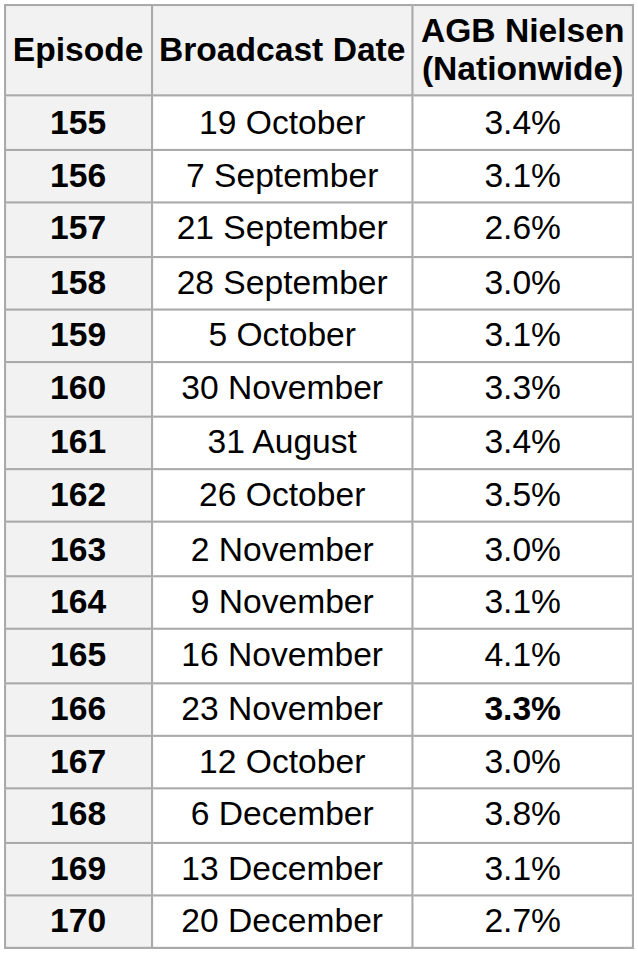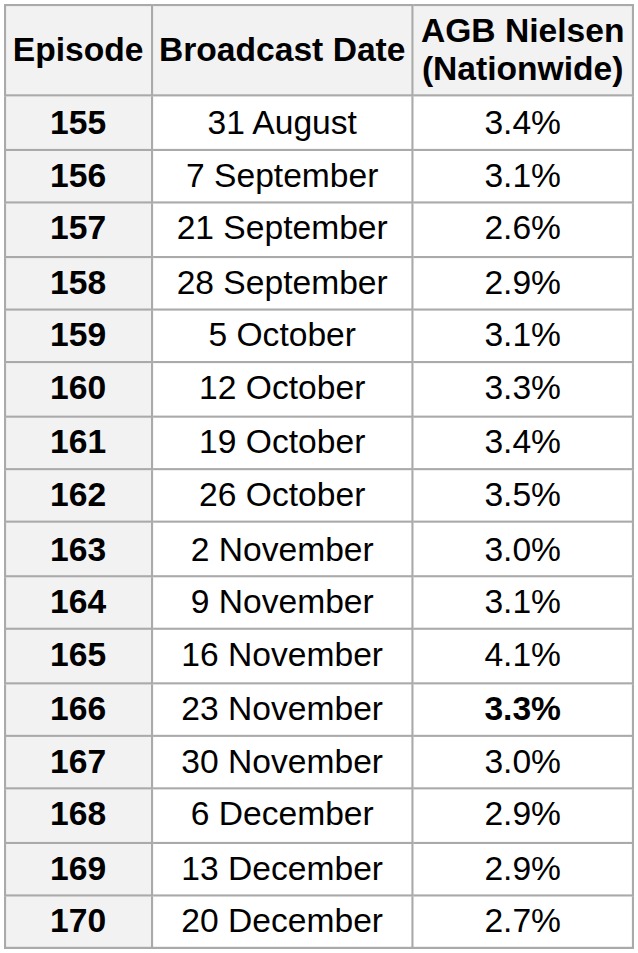(282, 122) 19 October -> (282, 122) 31 August
(523, 282) 3.0% -> (523, 282) 2.9%
(282, 388) 30 November -> (282, 388) 12 October
(282, 441) 31 August -> (282, 441) 19 October
(282, 761) 12 October -> (282, 761) 30 November
(523, 814) 3.8% -> (523, 814) 2.9%
(523, 868) 3.1% -> (523, 868) 2.9%
